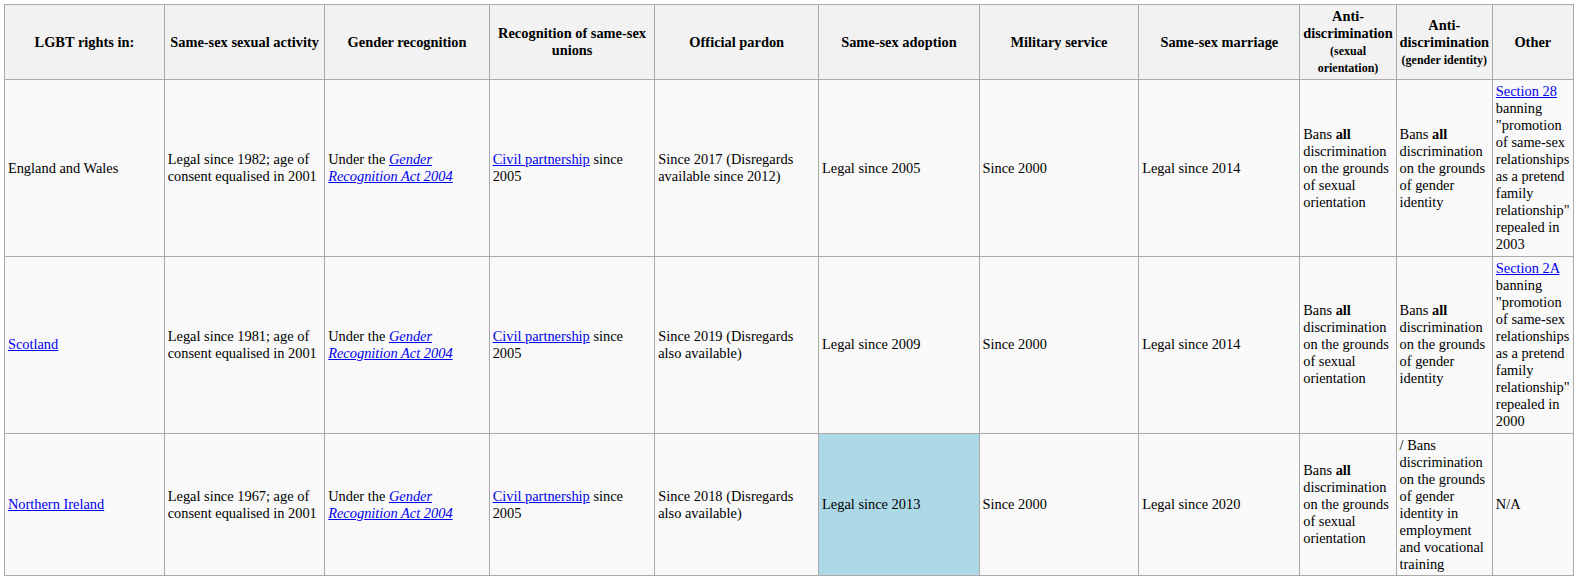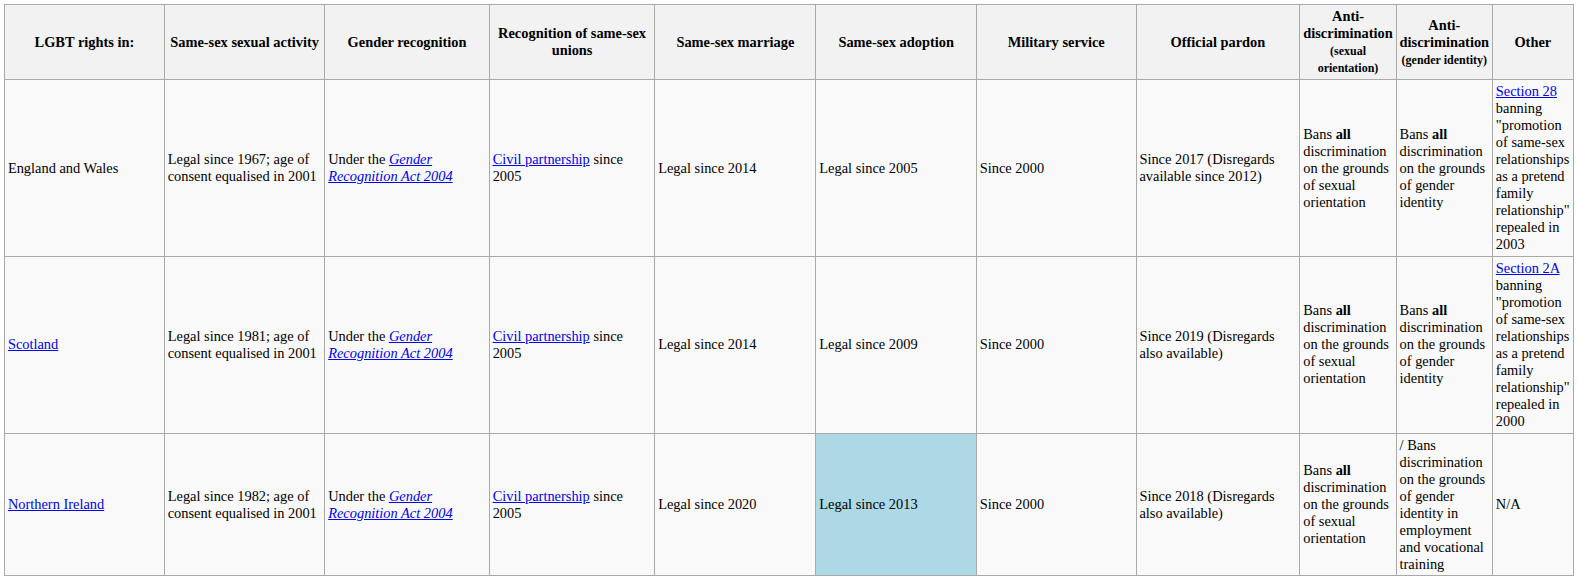columns swapped: (1219, 42) <-> (737, 42)
(242, 168) Legal since 1982; age of consent equalised in 2001 -> (242, 168) Legal since 1967; age of consent equalised in 2001
(242, 504) Legal since 1967; age of consent equalised in 2001 -> (242, 504) Legal since 1982; age of consent equalised in 2001
